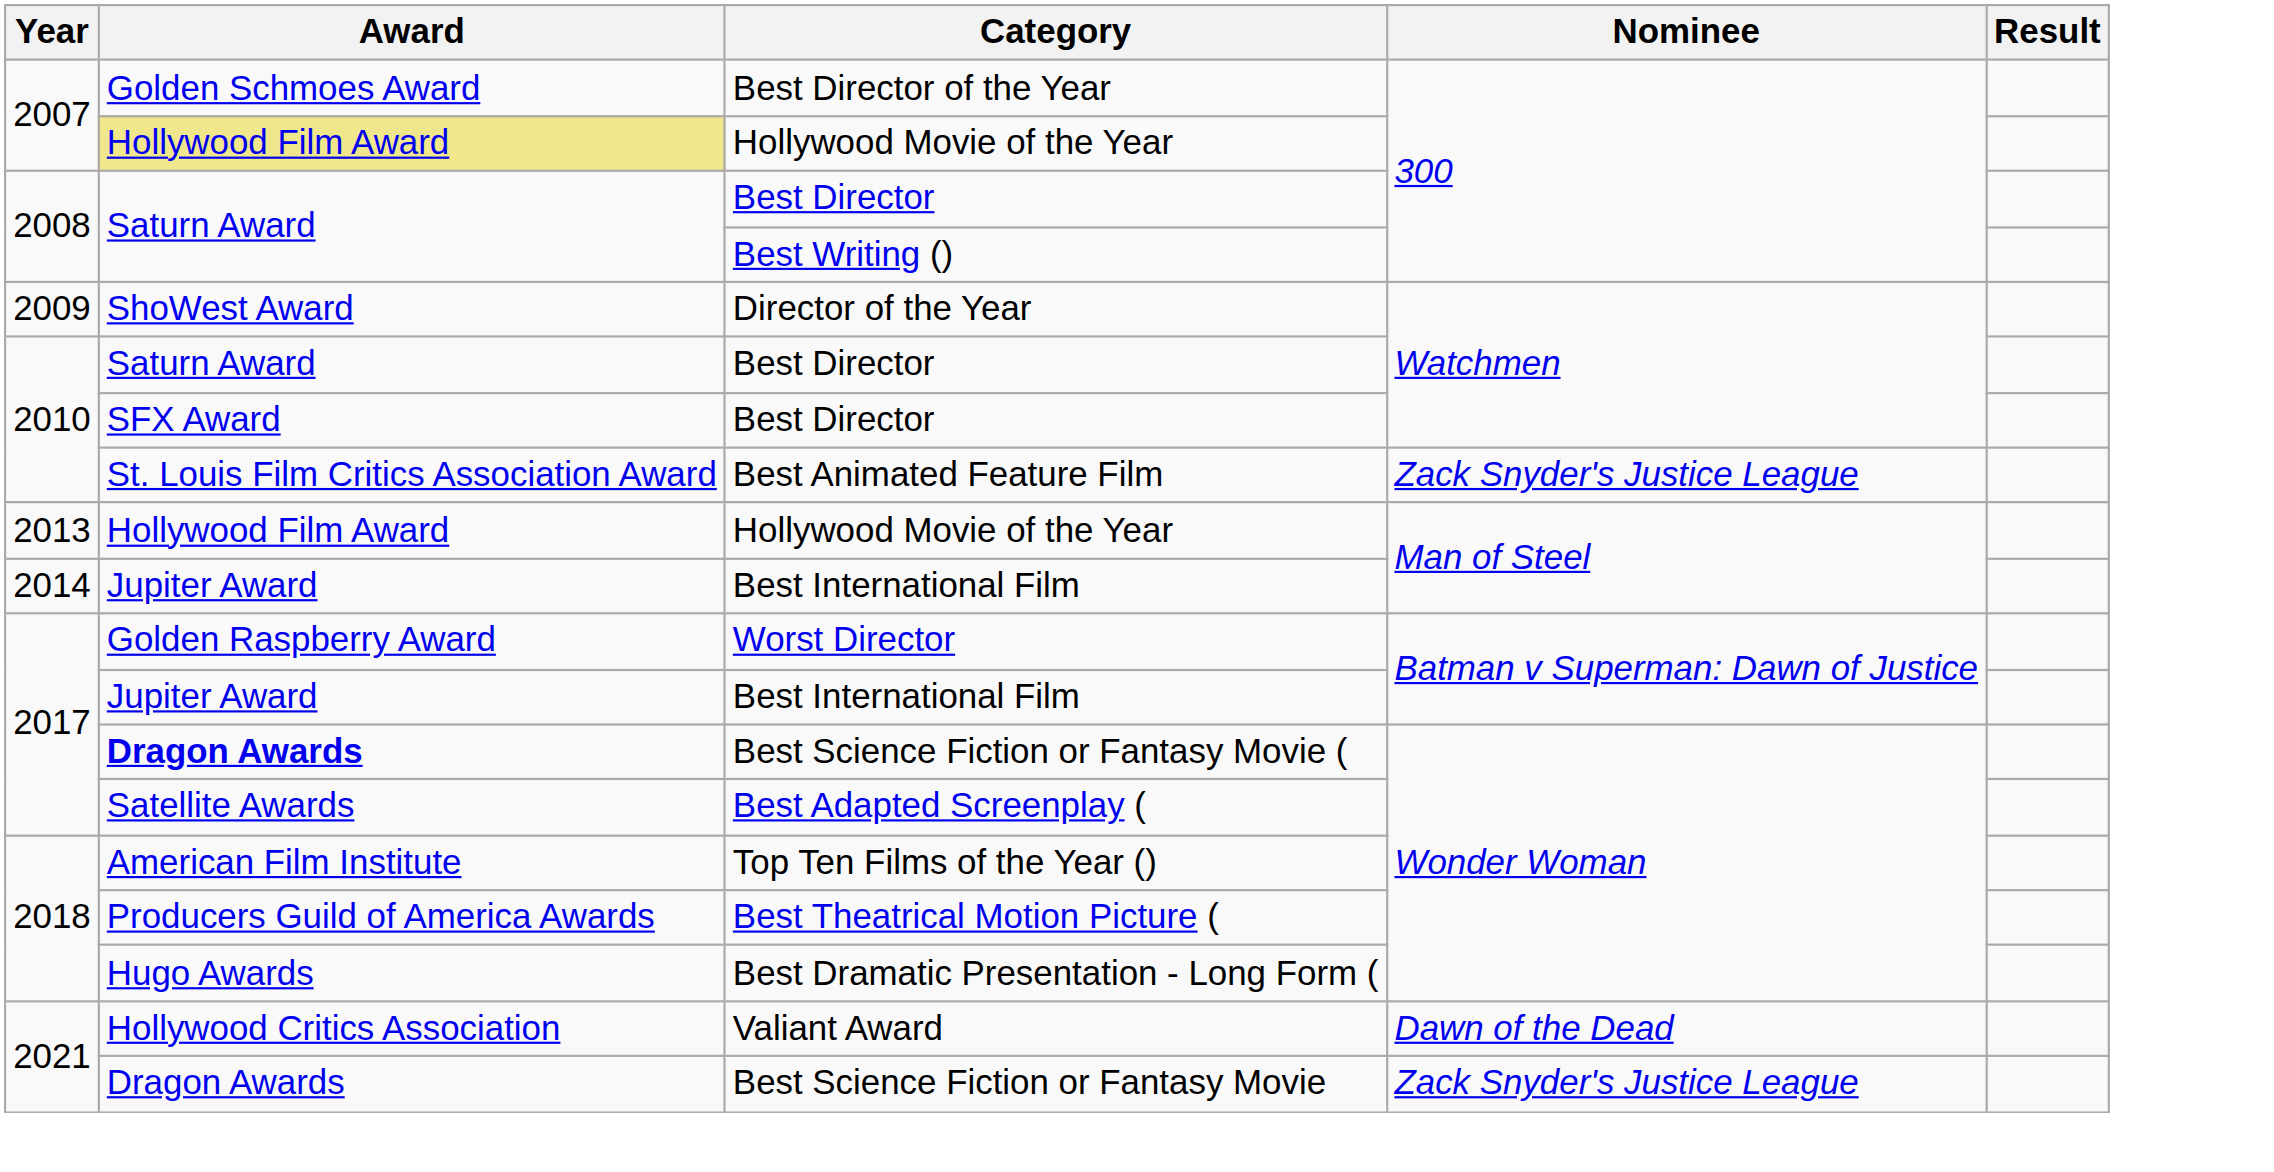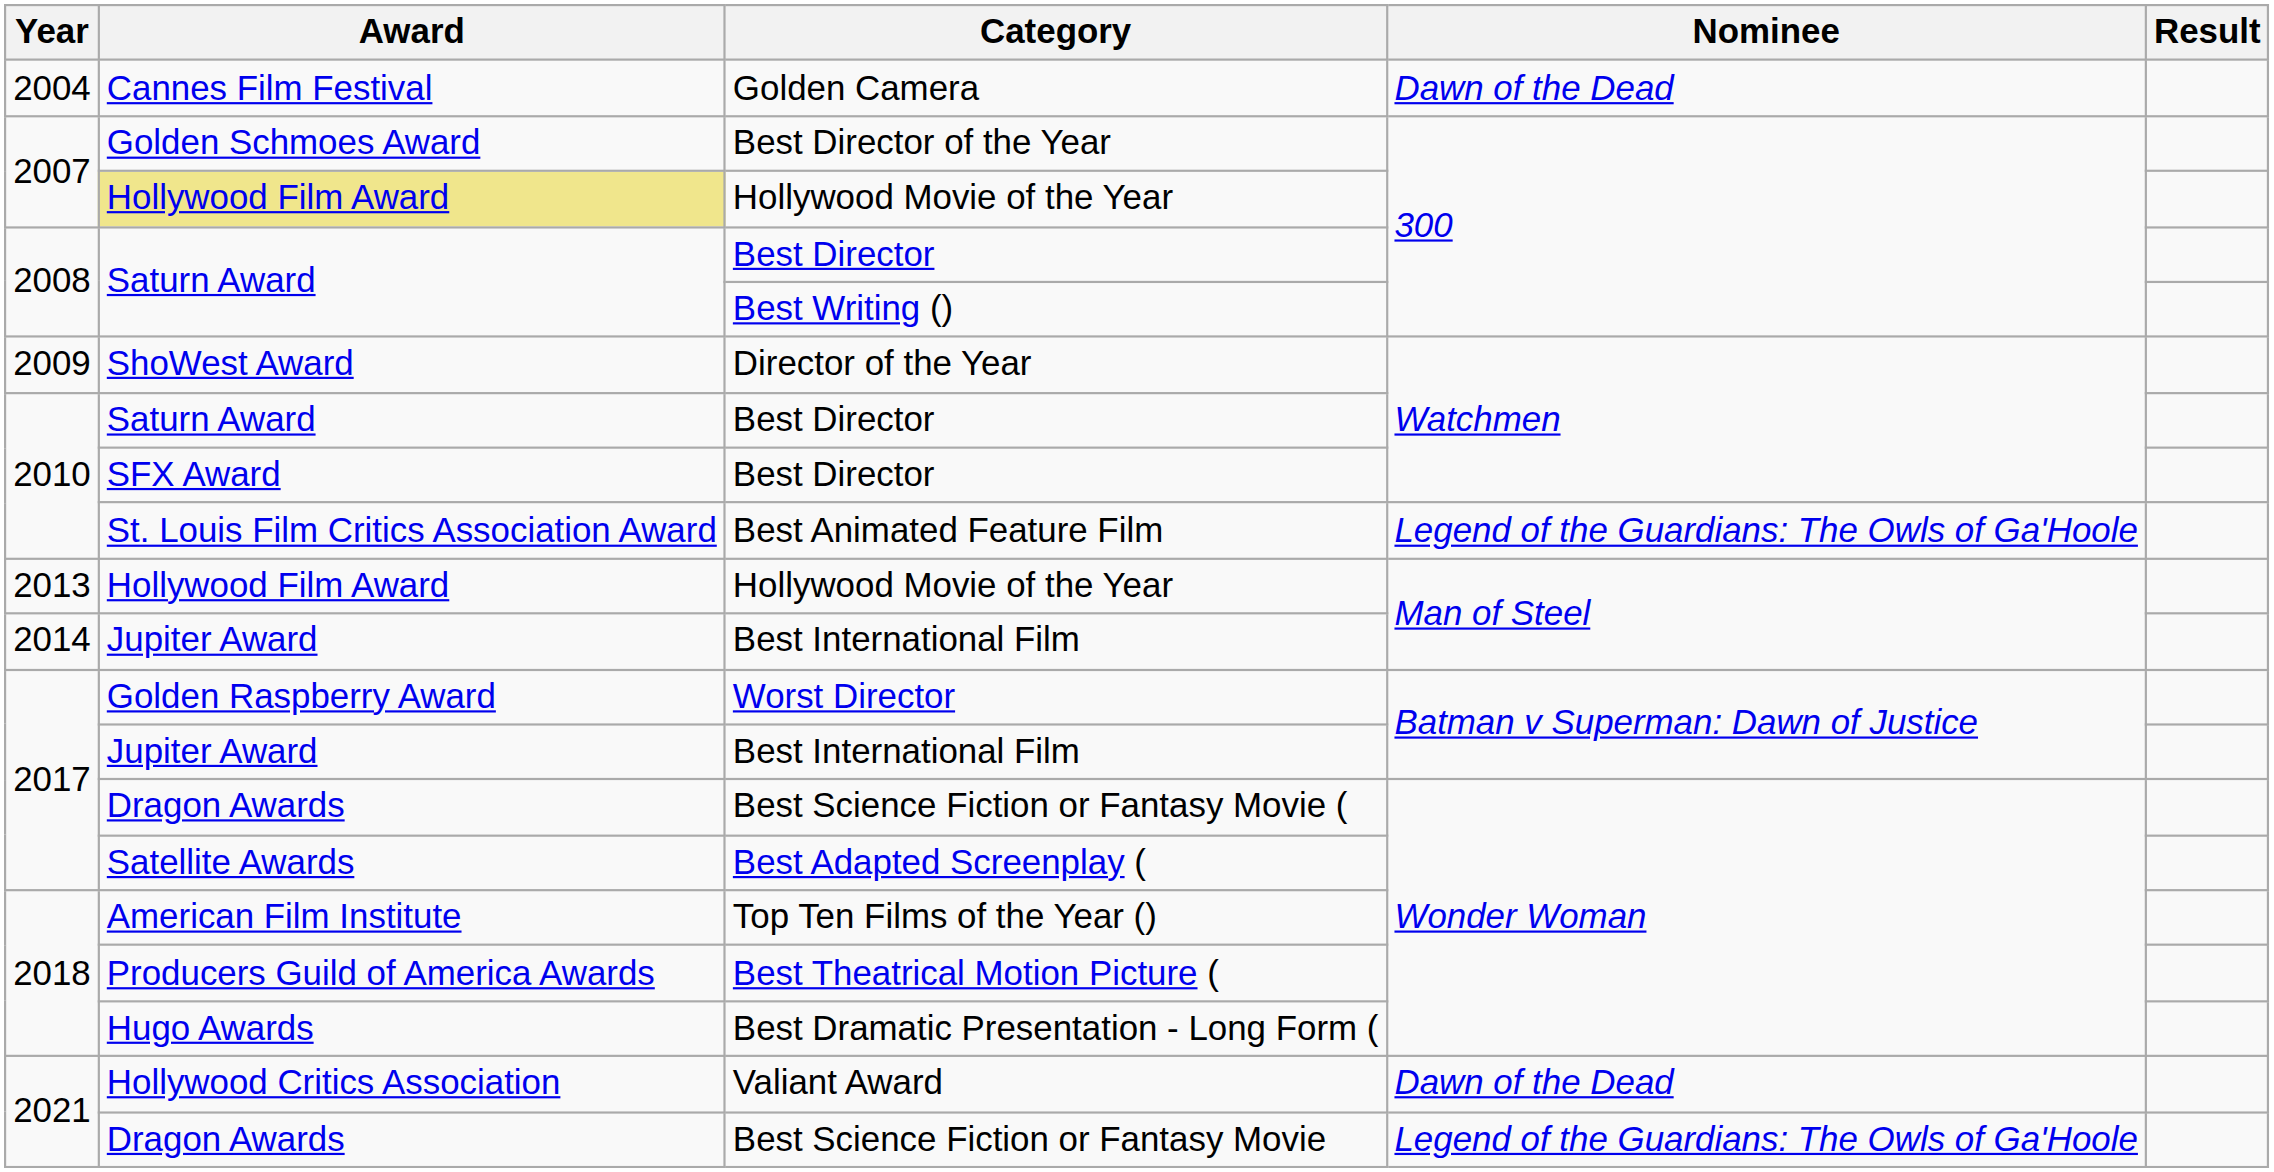+ row: (52, 87)
(1627, 474) Zack Snyder's Justice League -> (1766, 530) Legend of the Guardians: The Owls of Ga'Hoole
(235, 751) bold -> (226, 806) normal
(1627, 1083) Zack Snyder's Justice League -> (1766, 1138) Legend of the Guardians: The Owls of Ga'Hoole
